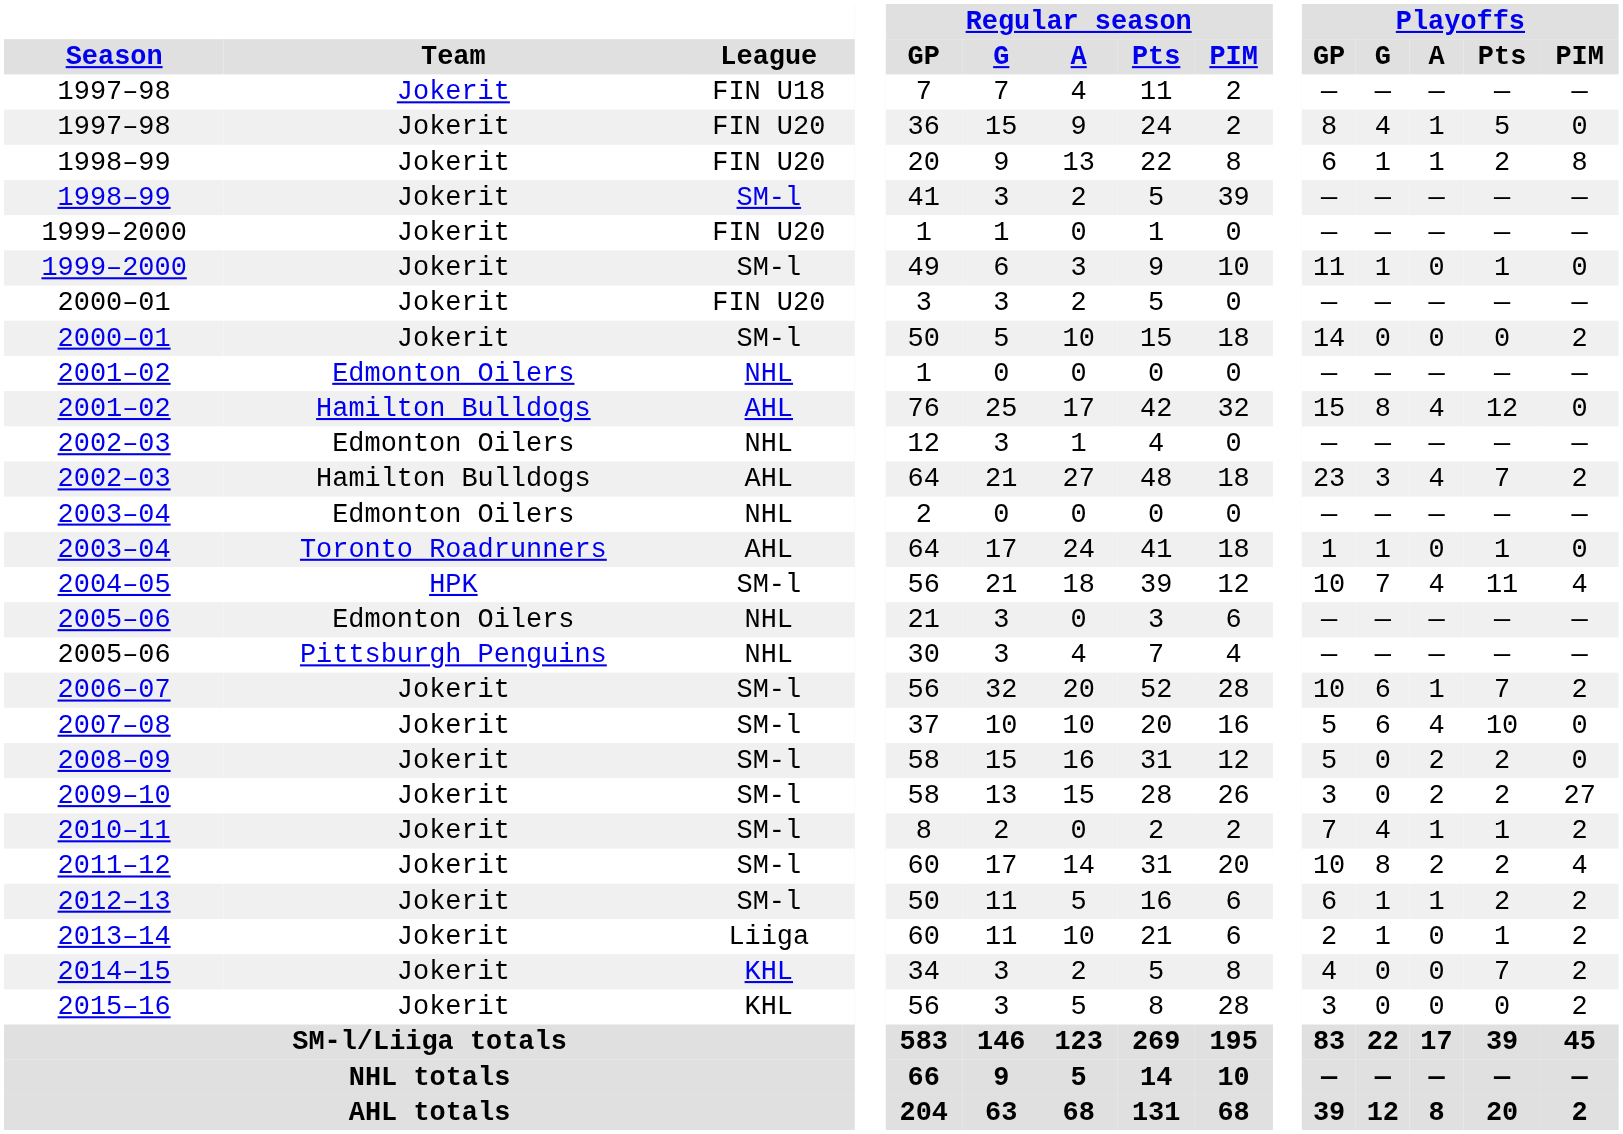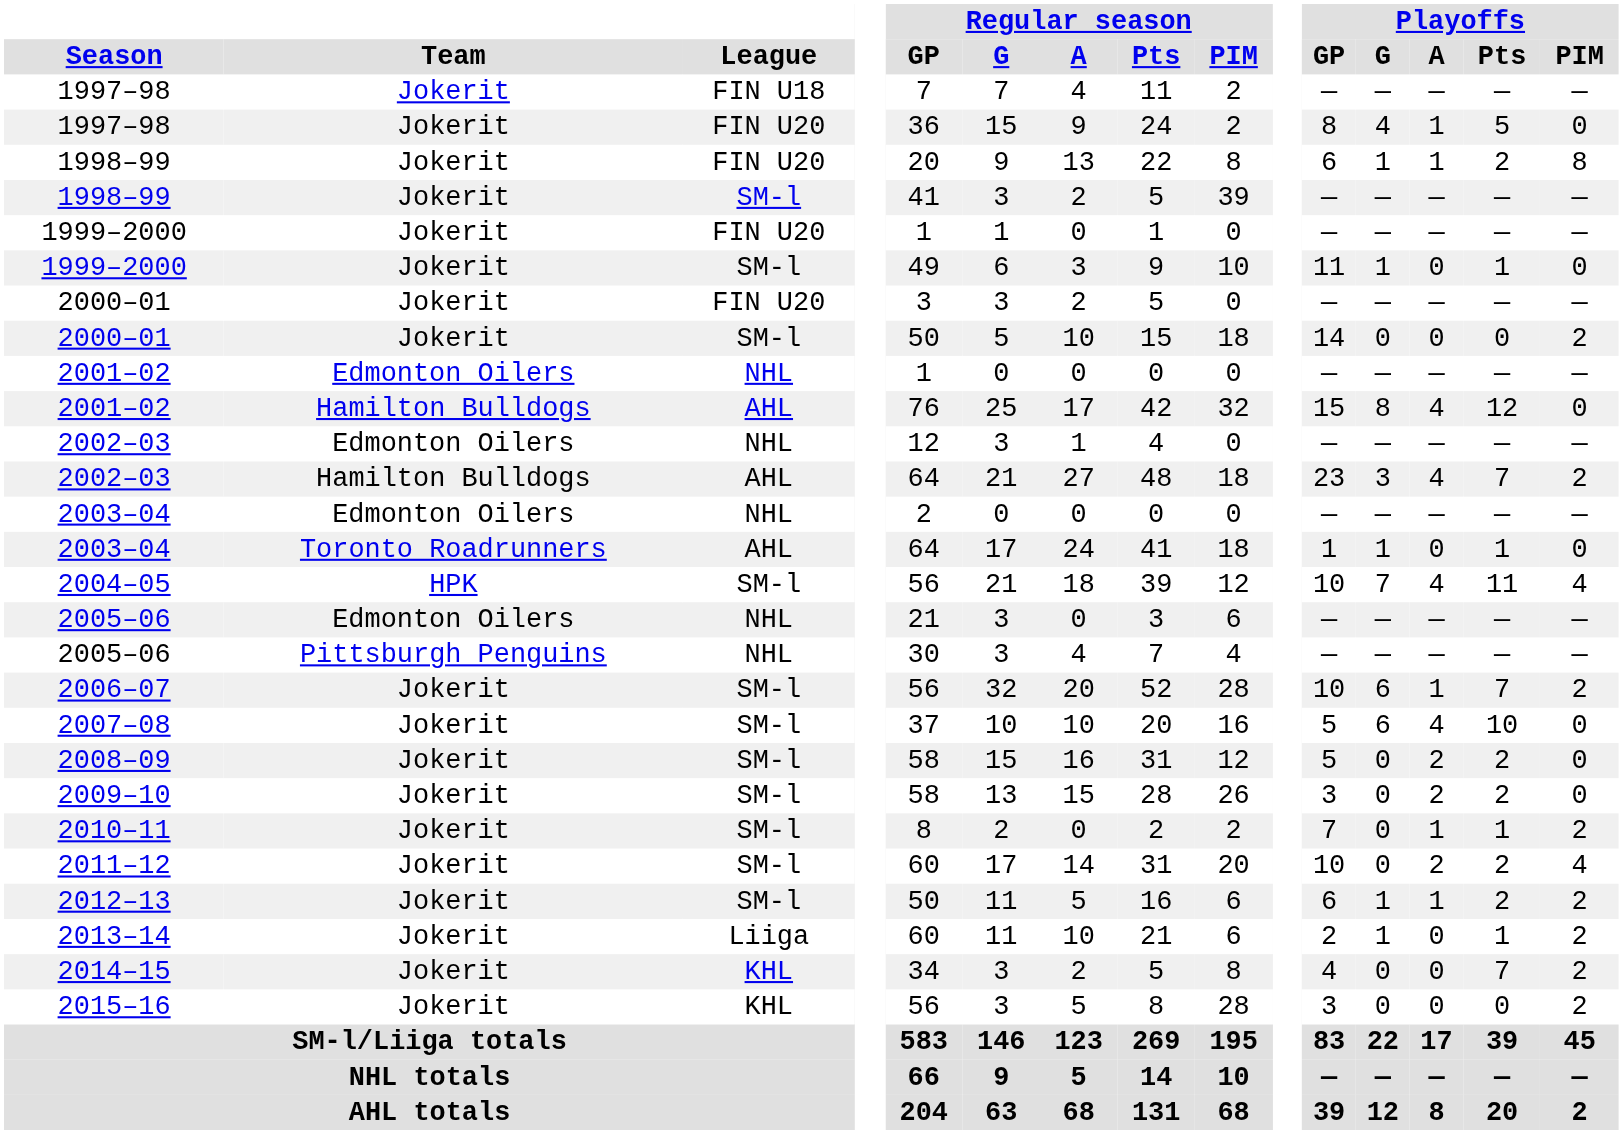(1580, 796) 27 -> (1580, 796) 0
(1383, 831) 4 -> (1383, 831) 0
(1383, 866) 8 -> (1383, 866) 0
